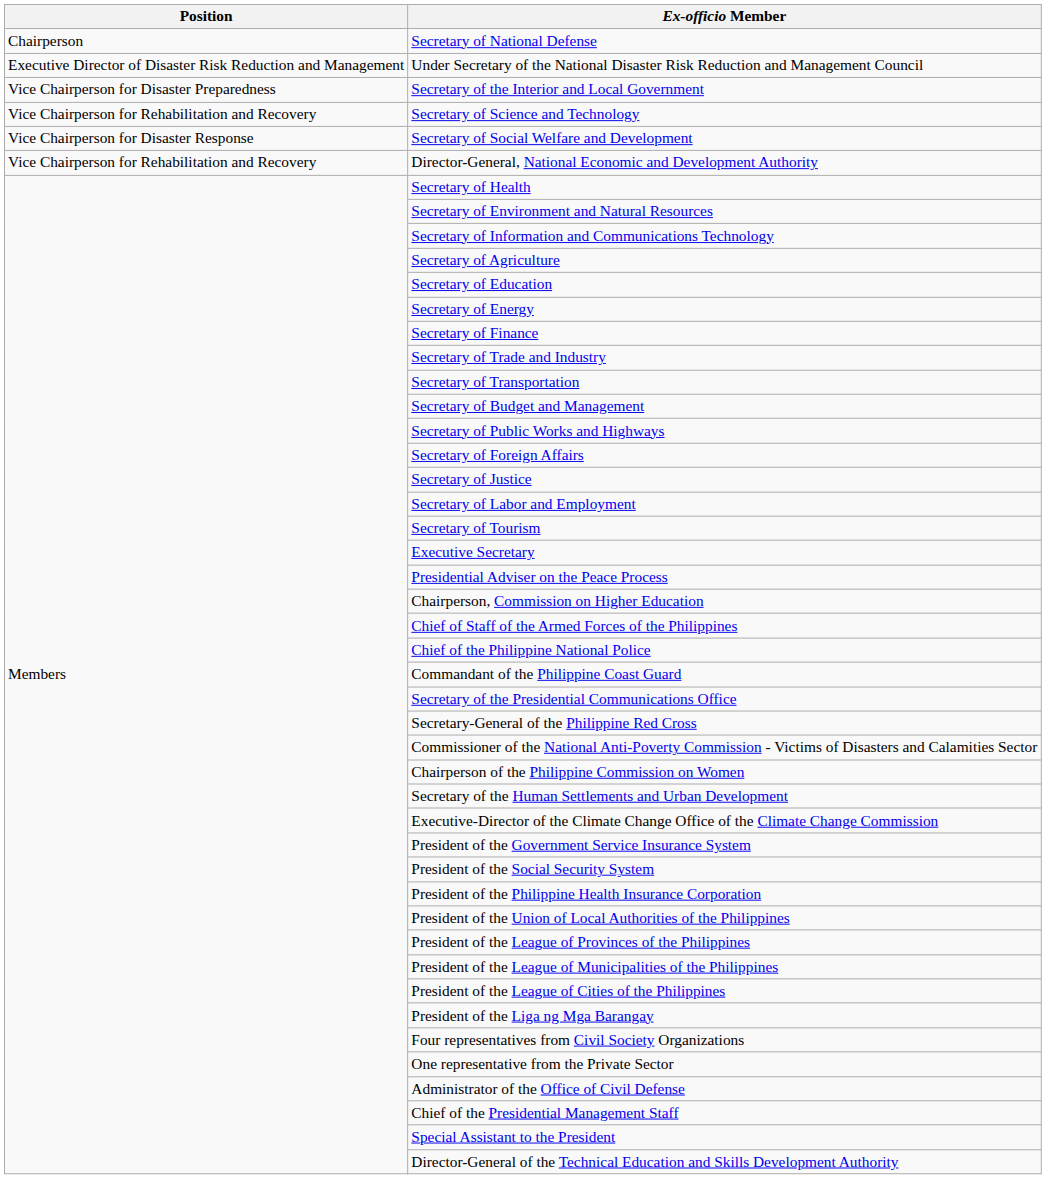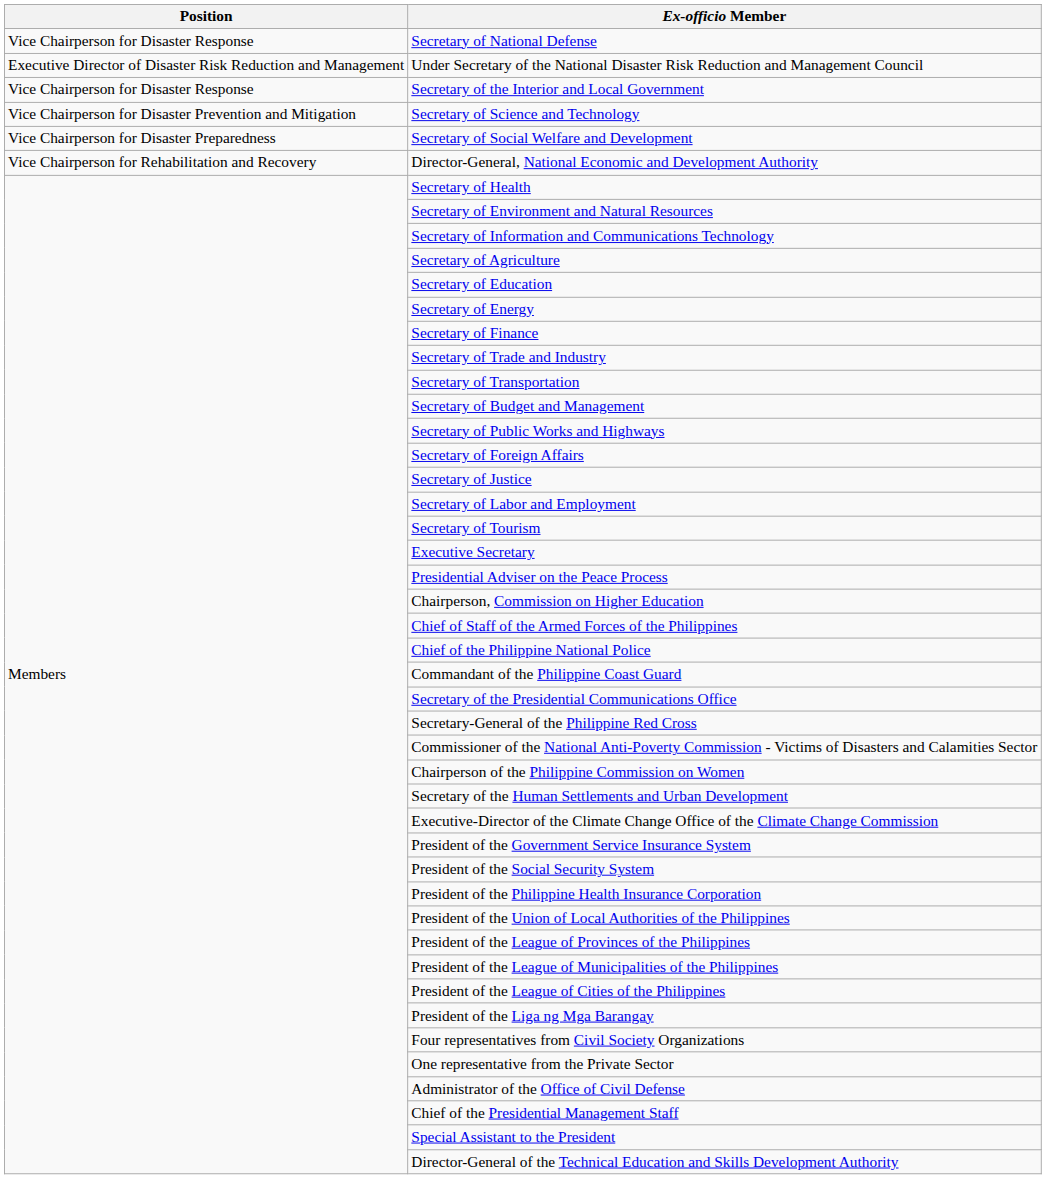(46, 41) Chairperson -> (131, 41) Vice Chairperson for Disaster Response
(142, 89) Vice Chairperson for Disaster Preparedness -> (131, 89) Vice Chairperson for Disaster Response
(162, 114) Vice Chairperson for Rehabilitation and Recovery -> (182, 114) Vice Chairperson for Disaster Prevention and Mitigation
(131, 138) Vice Chairperson for Disaster Response -> (142, 138) Vice Chairperson for Disaster Preparedness
